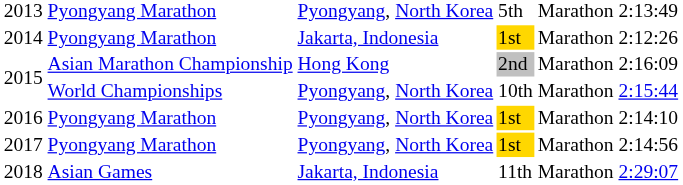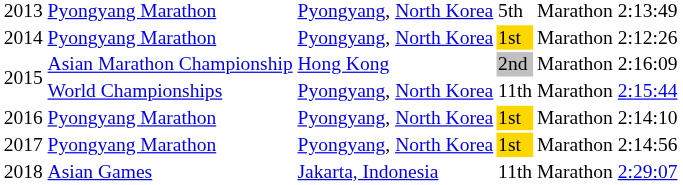(368, 37) Jakarta, Indonesia -> (395, 37) Pyongyang, North Korea
(515, 91) 10th -> (515, 91) 11th
